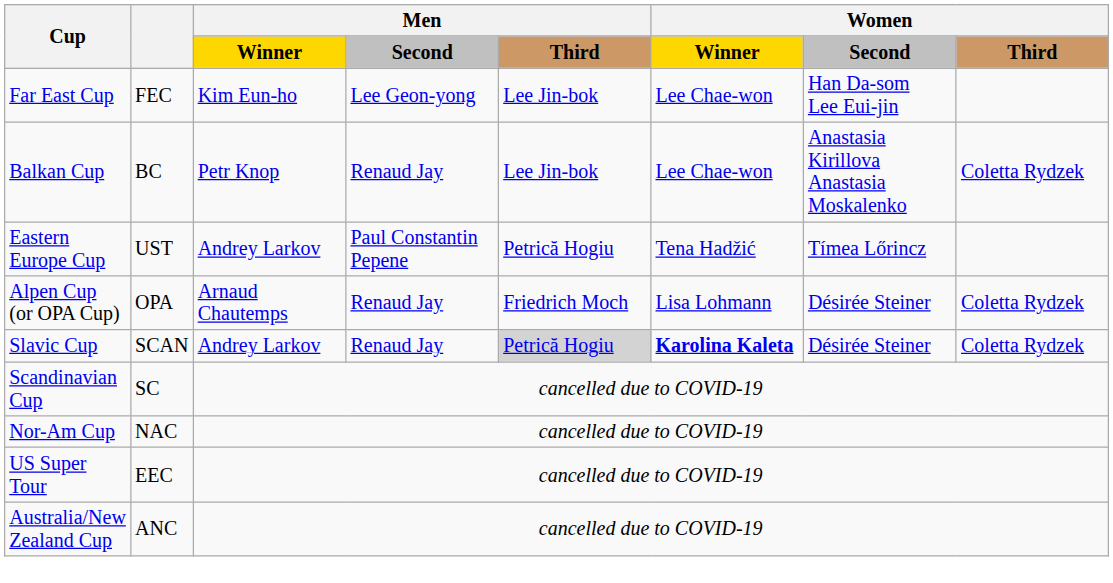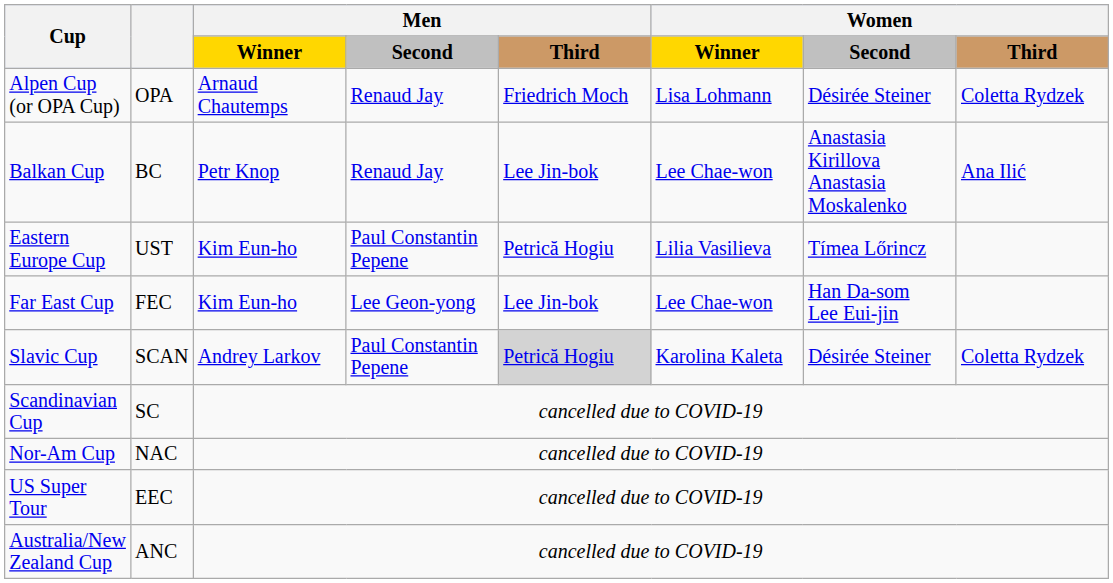rows swapped: (64, 302) <-> (61, 95)
(1023, 171) Coletta Rydzek -> (993, 171) Ana Ilić
(259, 248) Andrey Larkov -> (247, 248) Kim Eun-ho
(706, 248) Tena Hadžić -> (713, 248) Lilia Vasilieva
(397, 345) Renaud Jay -> (414, 356) Paul Constantin Pepene
(724, 345) bold -> (719, 356) normal
